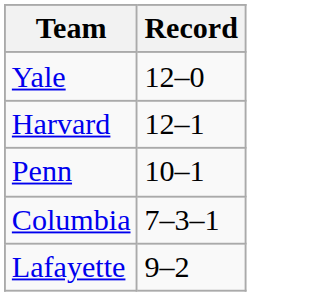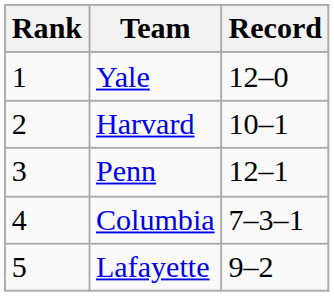+ column: (47, 28)
(174, 123) 12–1 -> (259, 123) 10–1
(174, 171) 10–1 -> (259, 171) 12–1
